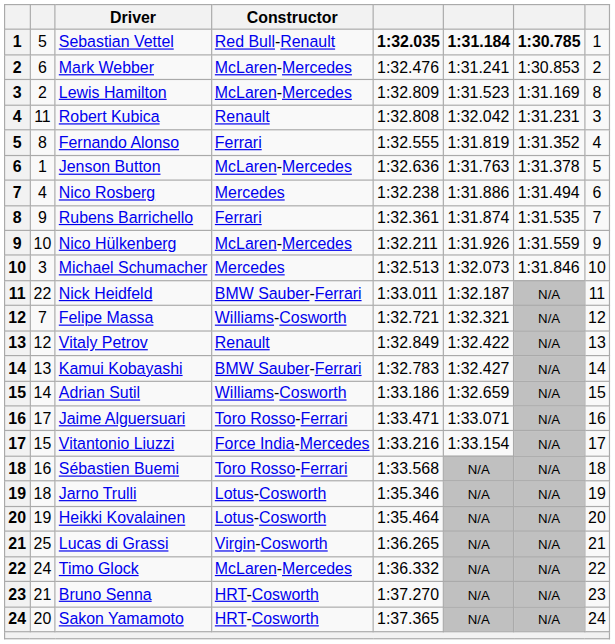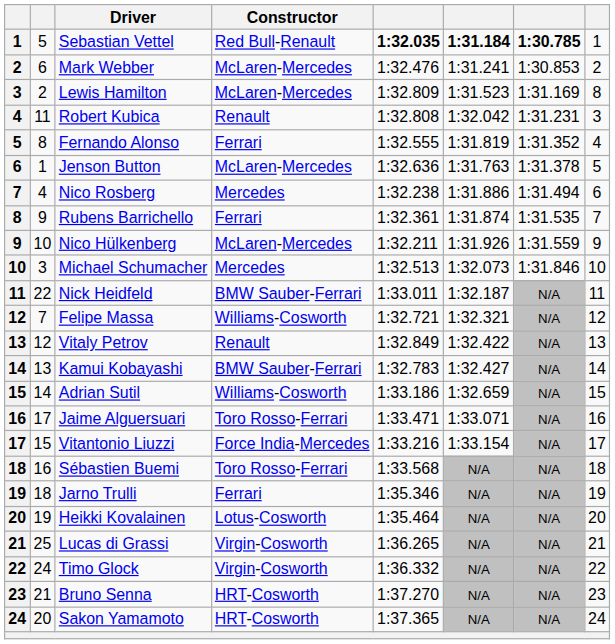(271, 493) Lotus-Cosworth -> (238, 493) Ferrari
(283, 569) McLaren-Mercedes -> (271, 569) Virgin-Cosworth
